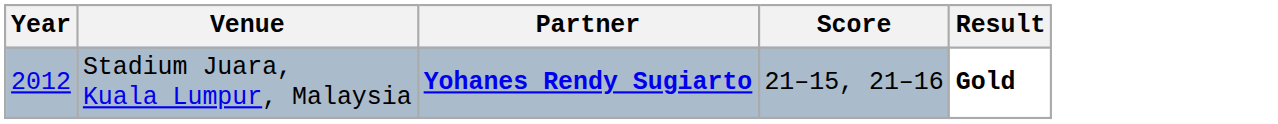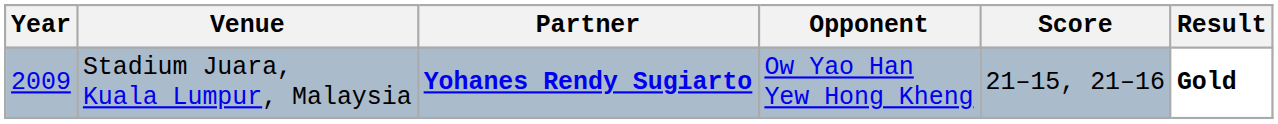+ column: (869, 26)
(41, 82) 2012 -> (41, 82) 2009
